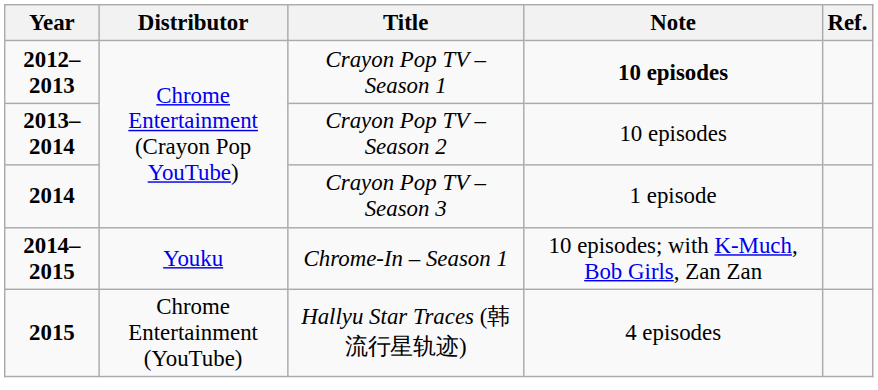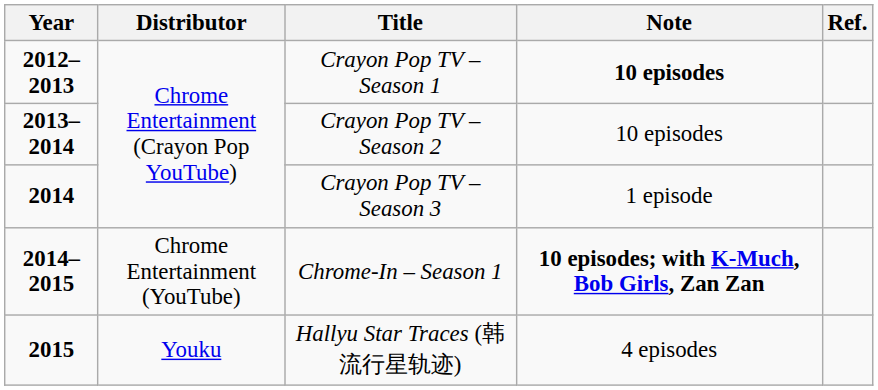(193, 257) Youku -> (191, 270) Chrome Entertainment (YouTube)
(673, 257) normal -> (669, 270) bold
(193, 332) Chrome Entertainment (YouTube) -> (191, 349) Youku
